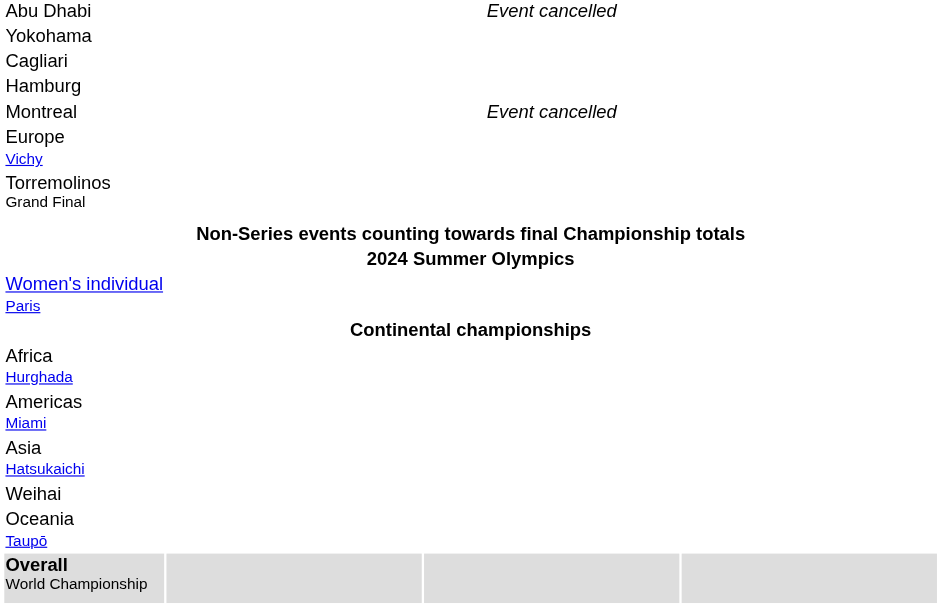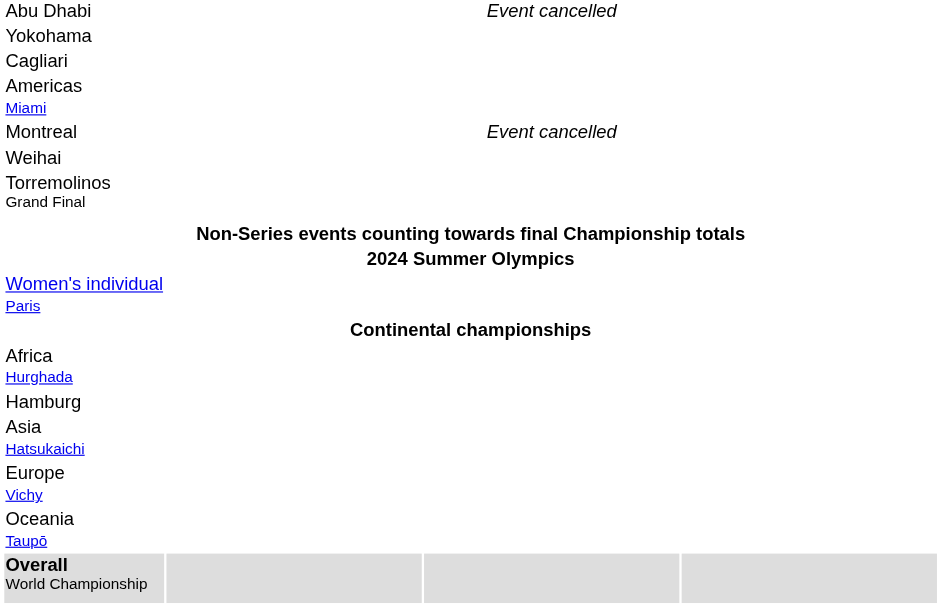rows swapped: (43, 86) <-> (44, 412)
rows swapped: (33, 494) <-> (35, 147)
